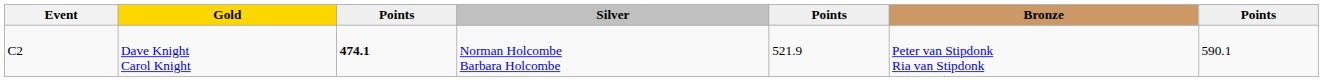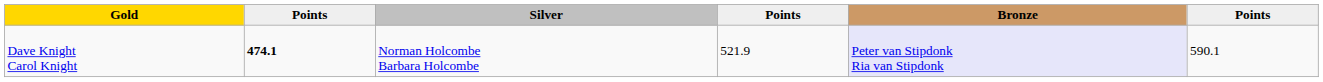- column: (61, 15)
(943, 58) no background -> (902, 58) lavender background
